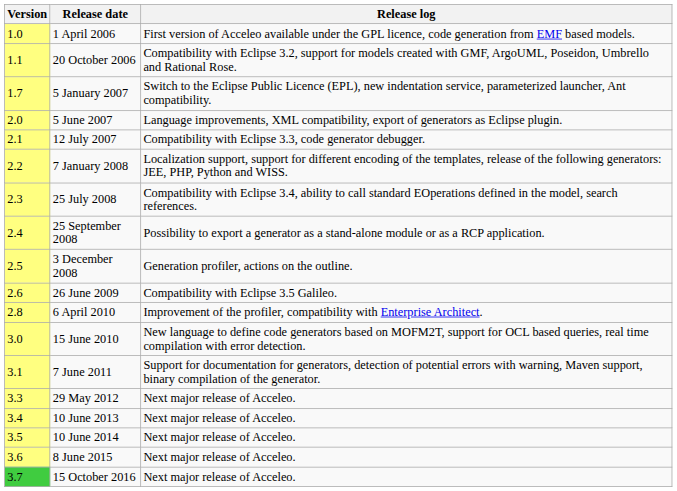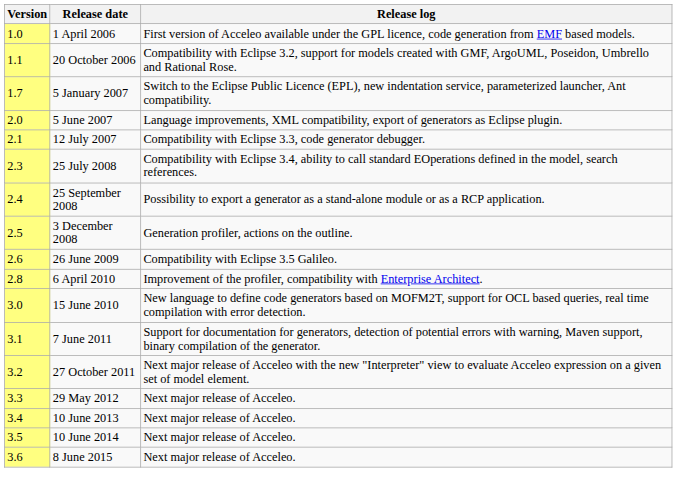- row: (90, 166)
+ row: (94, 372)
- row: (94, 476)
